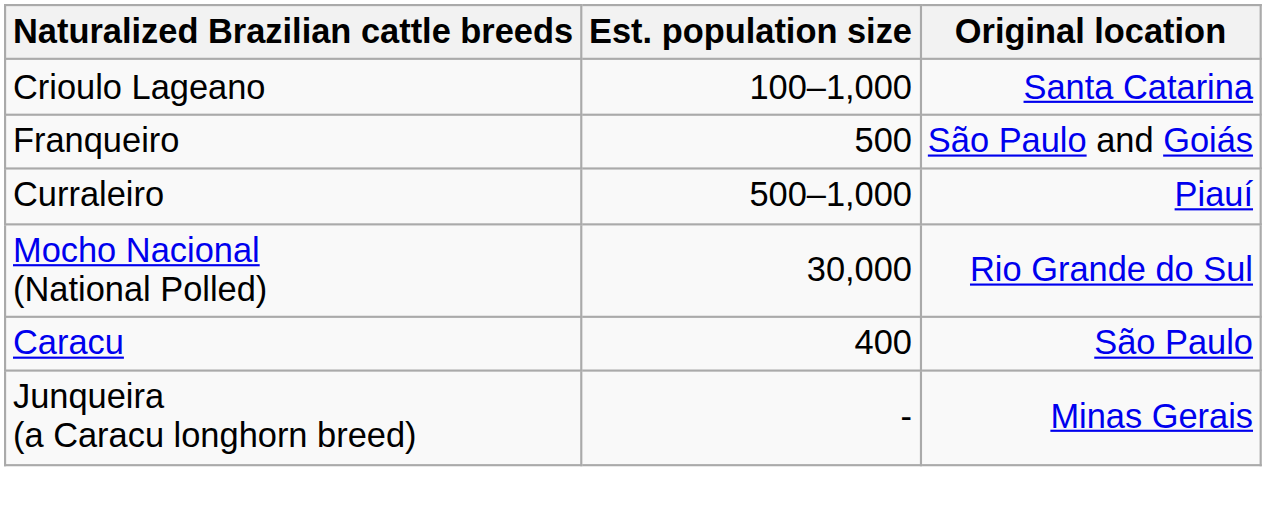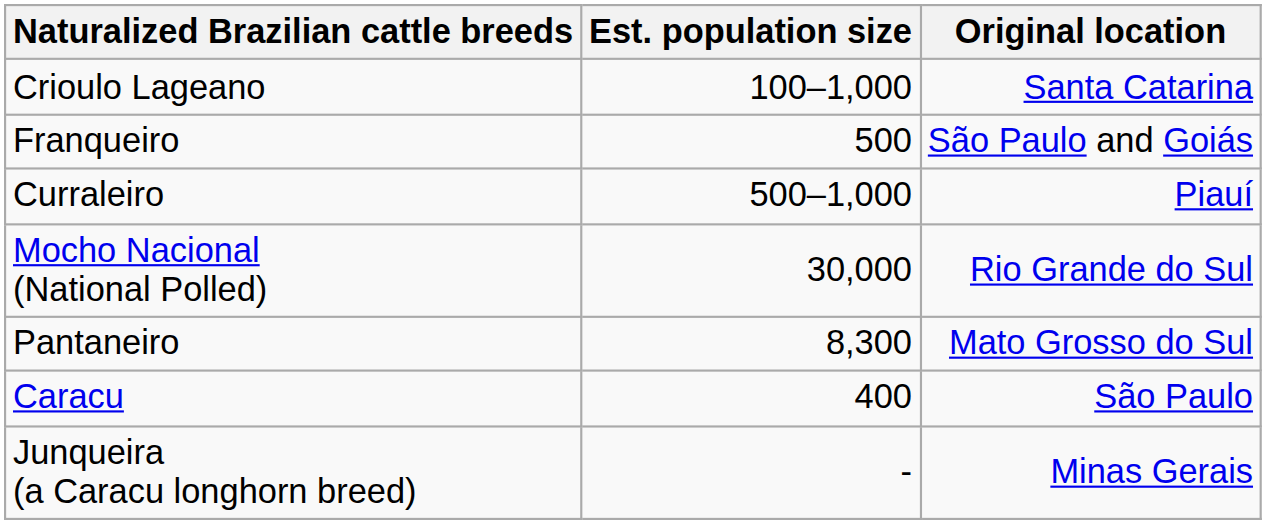+ row: (96, 343)
